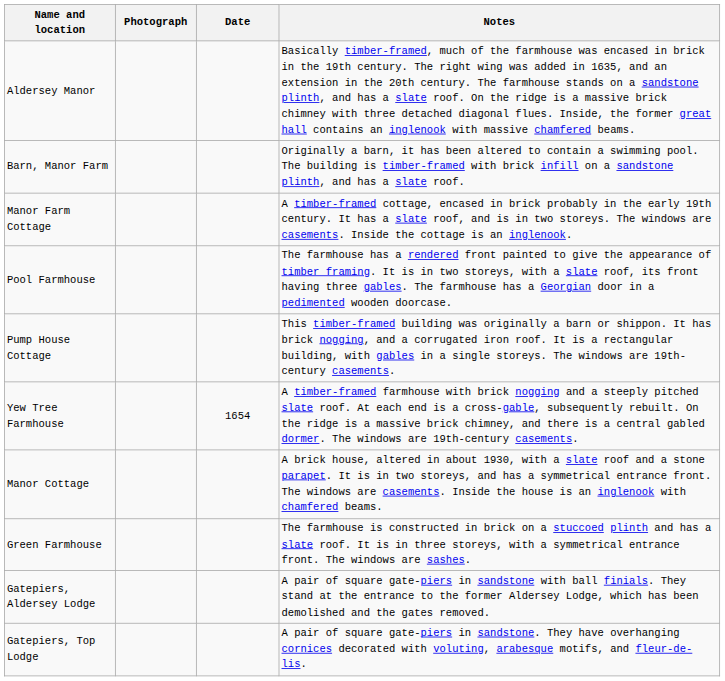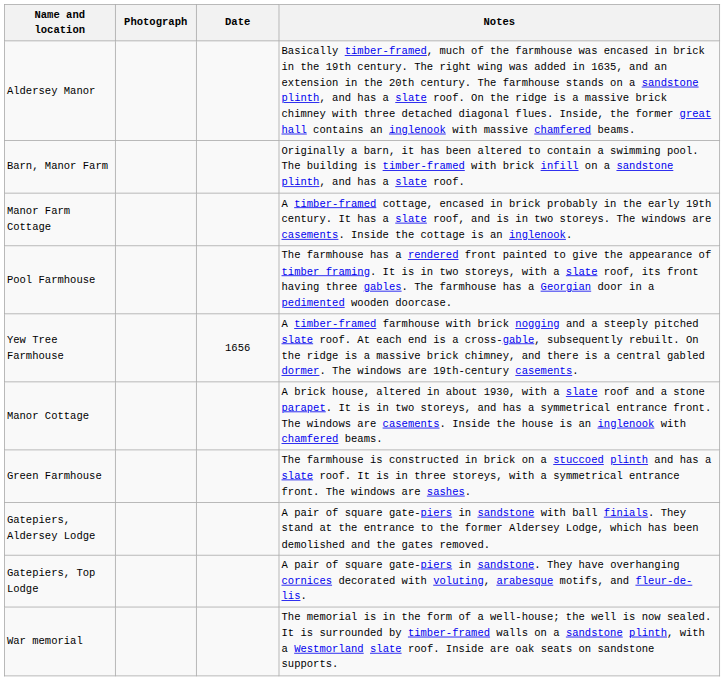- row: (39, 348)
(238, 416) 1654 -> (238, 348) 1656
+ row: (45, 641)
